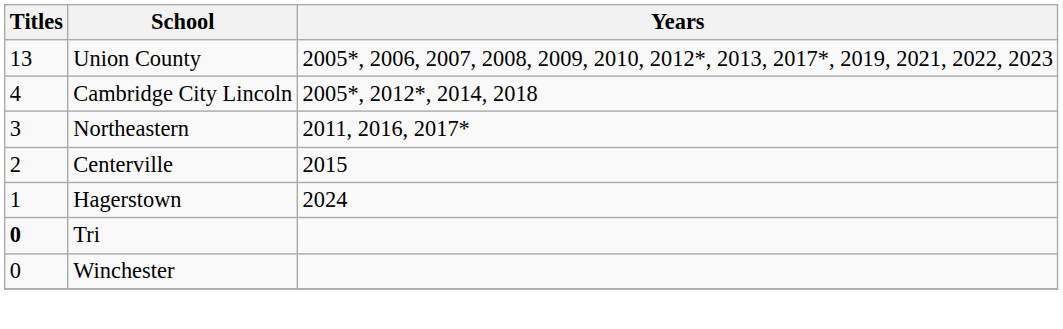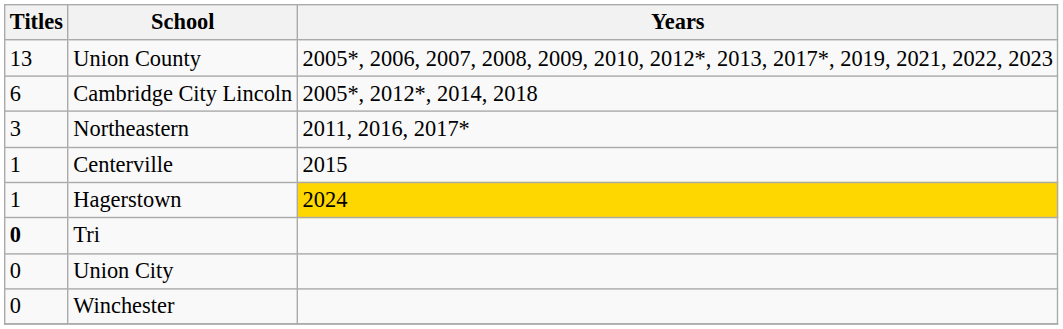(15, 93) 4 -> (15, 93) 6
(15, 164) 2 -> (15, 164) 1
(325, 199) no background -> (325, 199) gold background
+ row: (123, 270)
